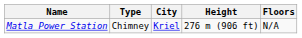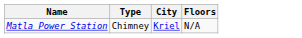- column: (221, 12)
